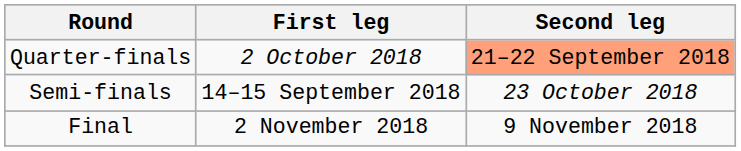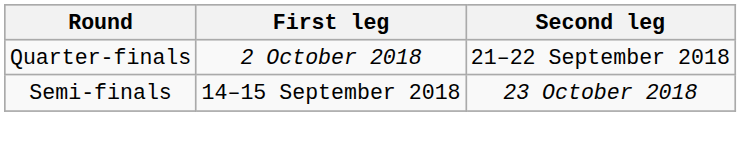(600, 58) lightsalmon background -> (600, 58) no background
- row: (101, 128)
